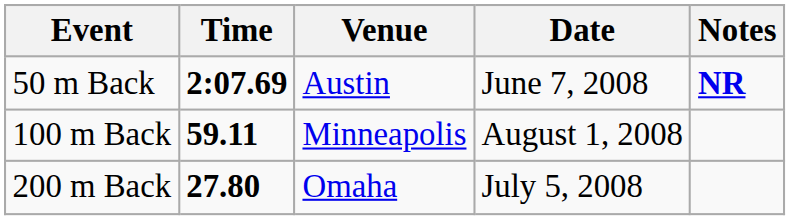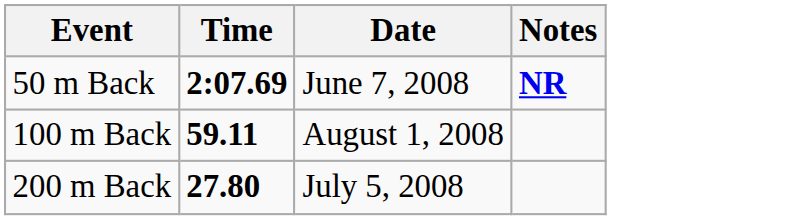- column: (384, 30)
